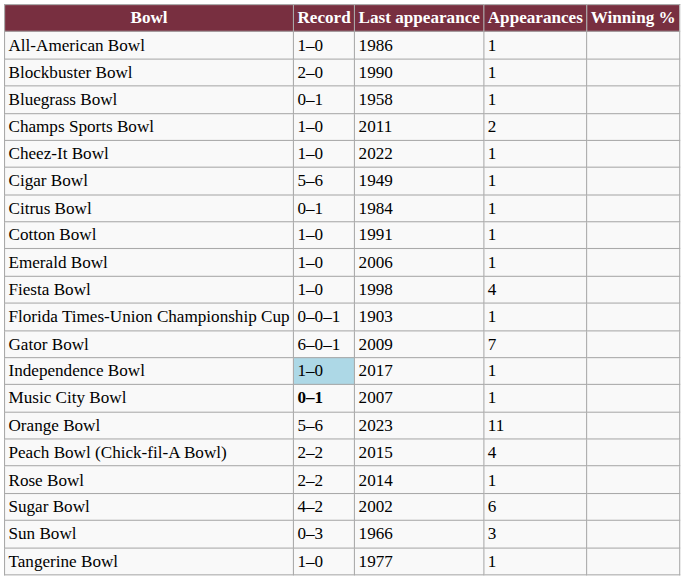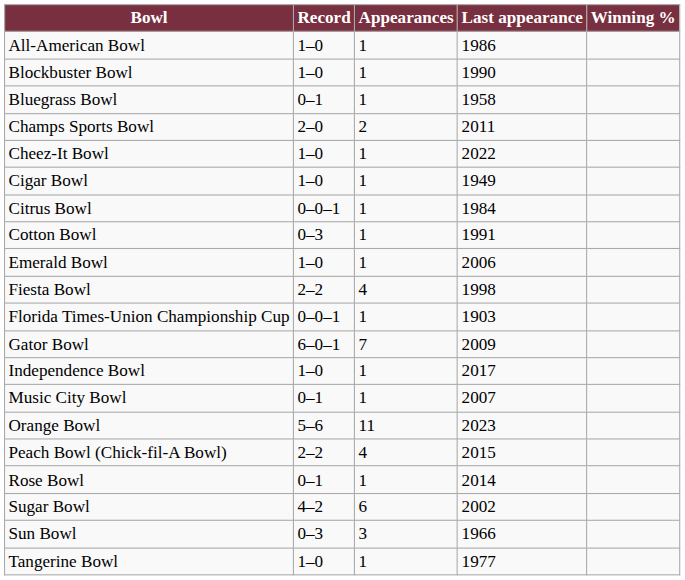columns swapped: (535, 18) <-> (419, 18)
(310, 72) 2–0 -> (310, 72) 1–0
(310, 126) 1–0 -> (310, 126) 2–0
(310, 180) 5–6 -> (310, 180) 1–0
(310, 208) 0–1 -> (319, 208) 0–0–1
(310, 235) 1–0 -> (310, 235) 0–3
(310, 289) 1–0 -> (310, 289) 2–2
(310, 371) lightblue background -> (310, 371) no background
(310, 398) bold -> (310, 398) normal
(310, 479) 2–2 -> (310, 479) 0–1
